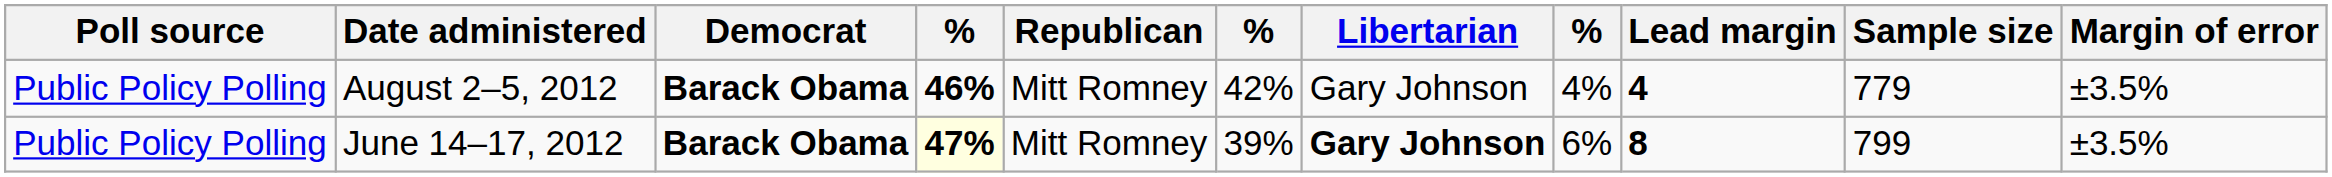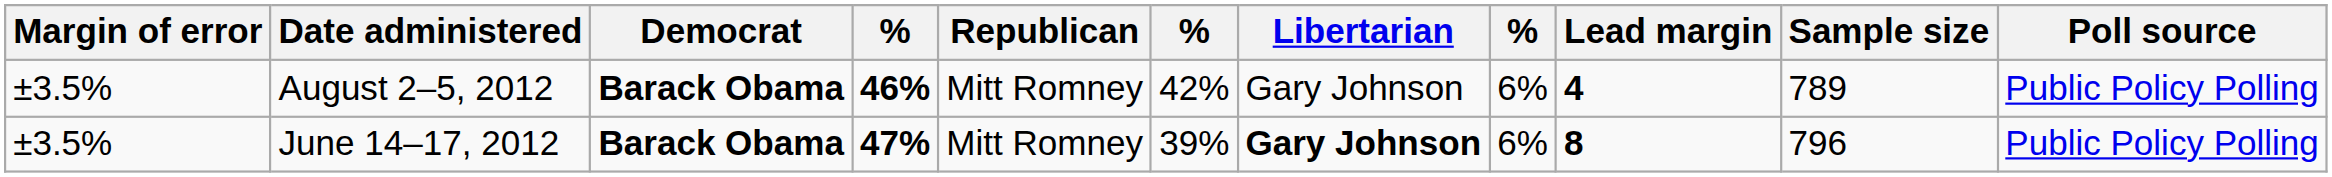columns swapped: (170, 32) <-> (2194, 32)
(1587, 87) 4% -> (1523, 87) 6%
(1882, 87) 779 -> (1818, 87) 789
(959, 143) lightyellow background -> (895, 143) no background
(1882, 143) 799 -> (1818, 143) 796
